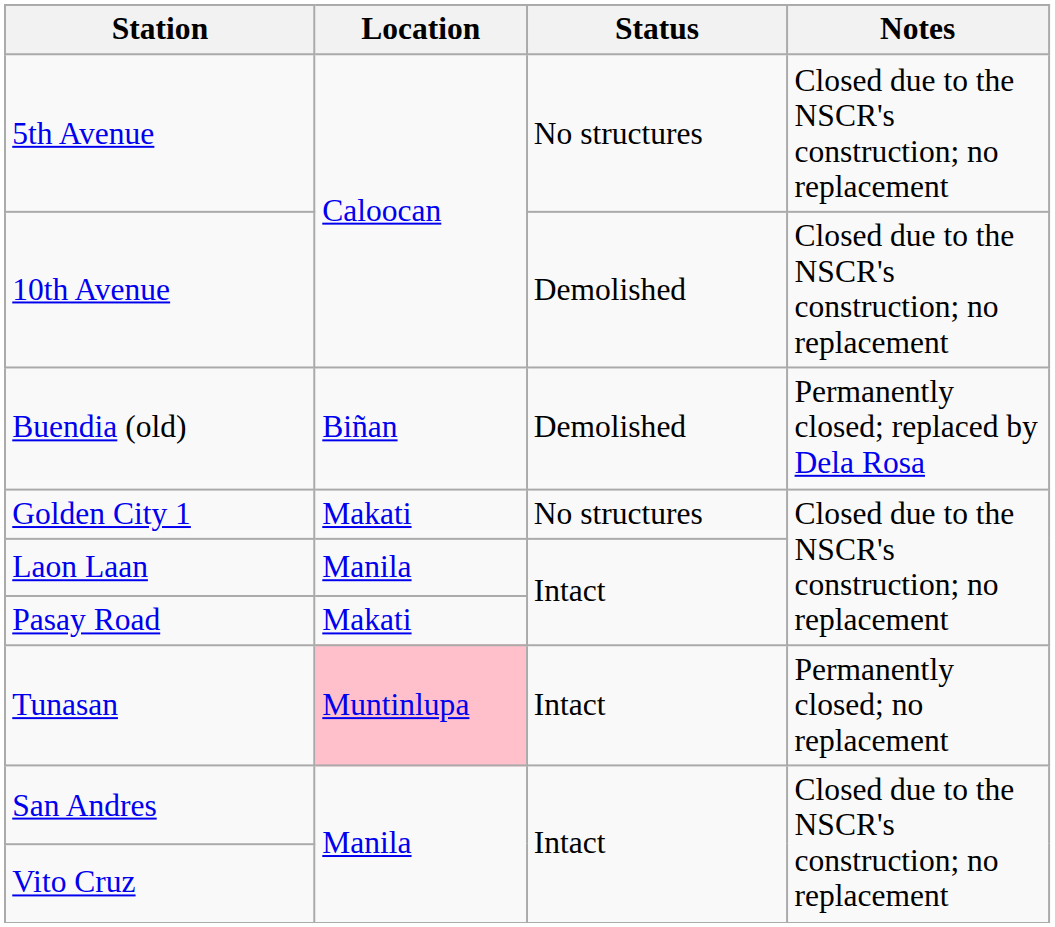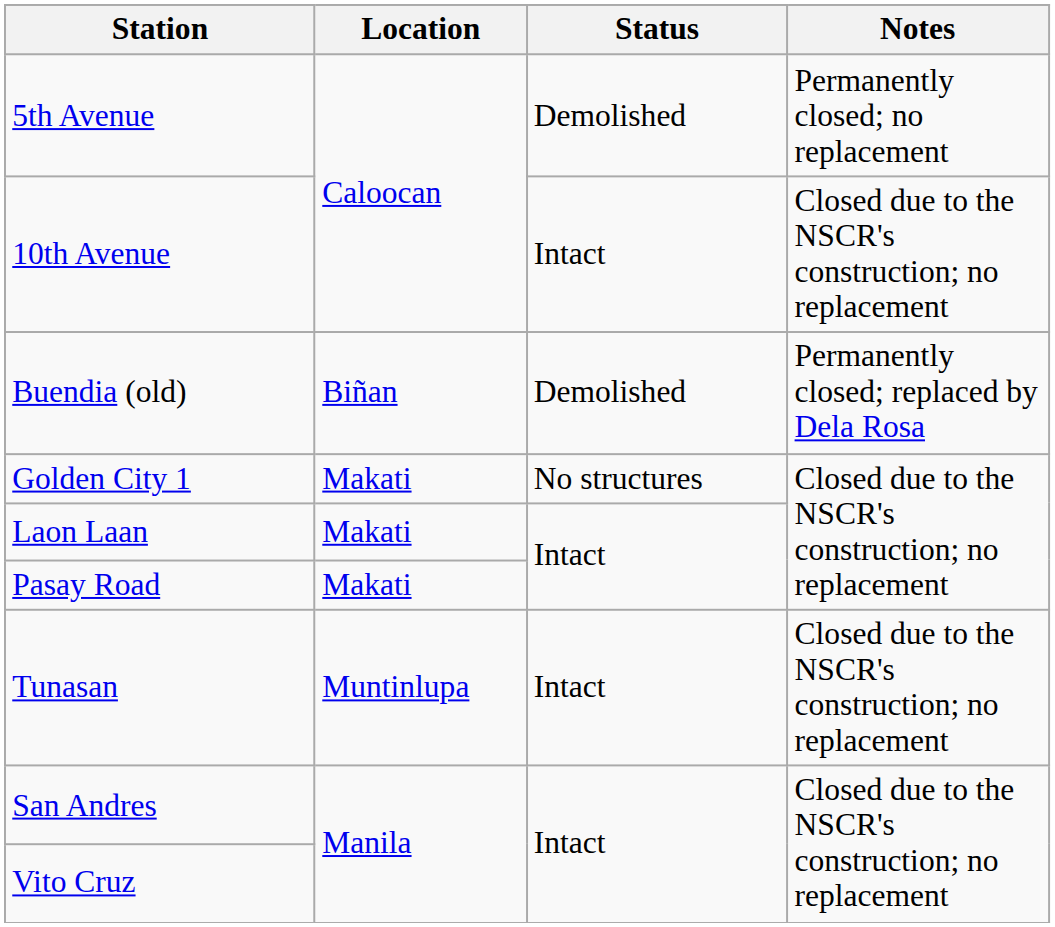(618, 132) No structures -> (610, 114) Demolished
(904, 132) Closed due to the NSCR's construction; no replacement -> (874, 114) Permanently closed; no replacement
(610, 289) Demolished -> (570, 253) Intact
(367, 566) Manila -> (367, 530) Makati
(396, 704) pink background -> (396, 687) no background
(874, 704) Permanently closed; no replacement -> (904, 687) Closed due to the NSCR's construction; no replacement
